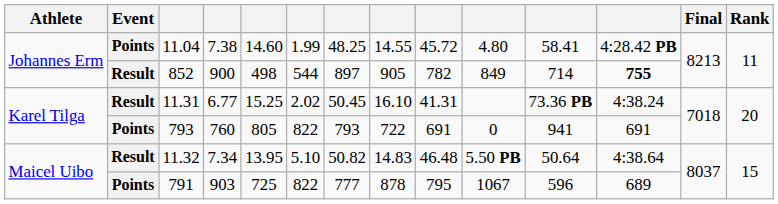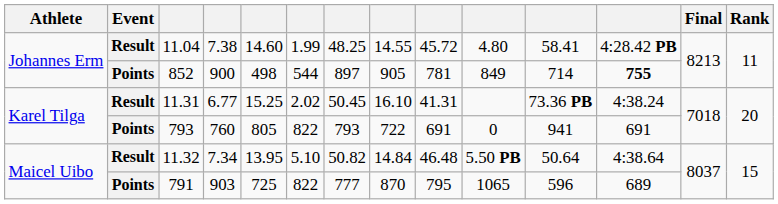(133, 46) Points -> (133, 46) Result
(133, 74) Result -> (133, 74) Points
(439, 74) 782 -> (439, 74) 781
(393, 157) 14.83 -> (393, 157) 14.84
(393, 185) 878 -> (393, 185) 870
(493, 185) 1067 -> (493, 185) 1065
